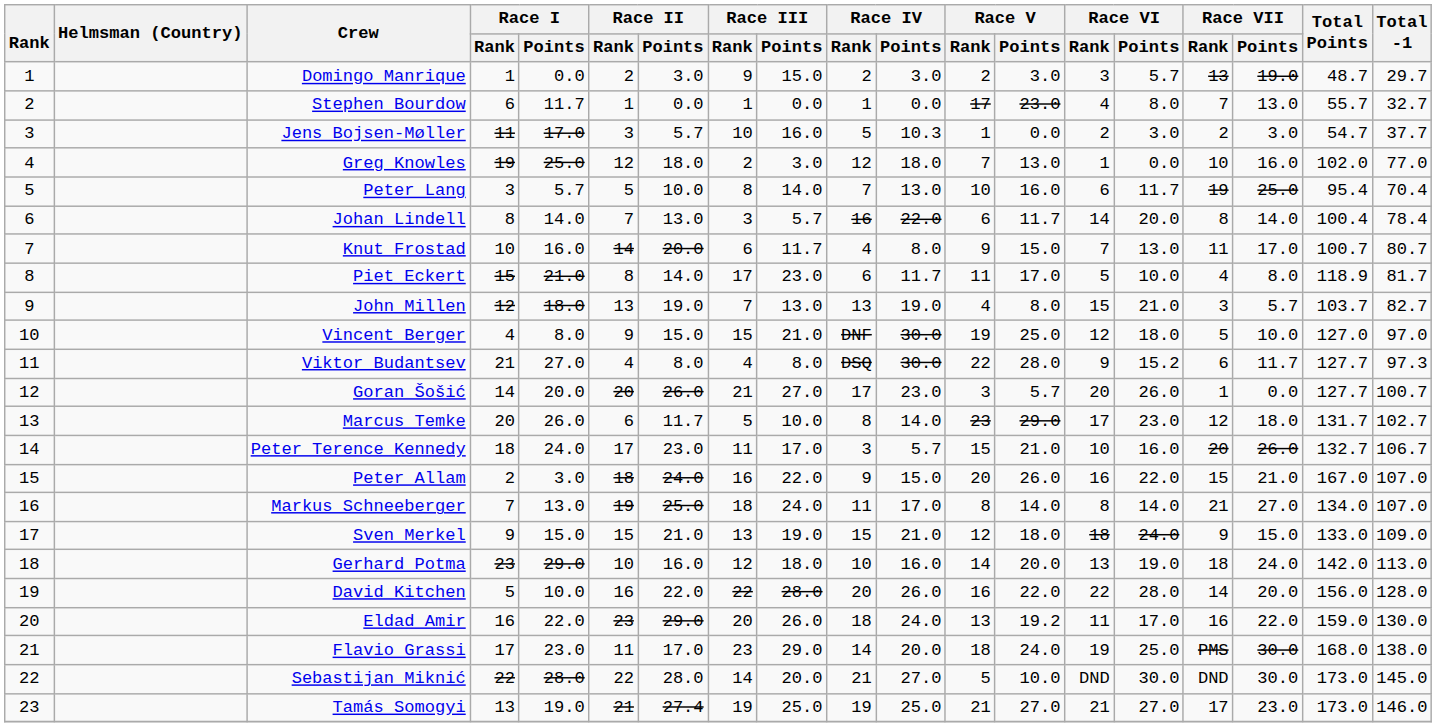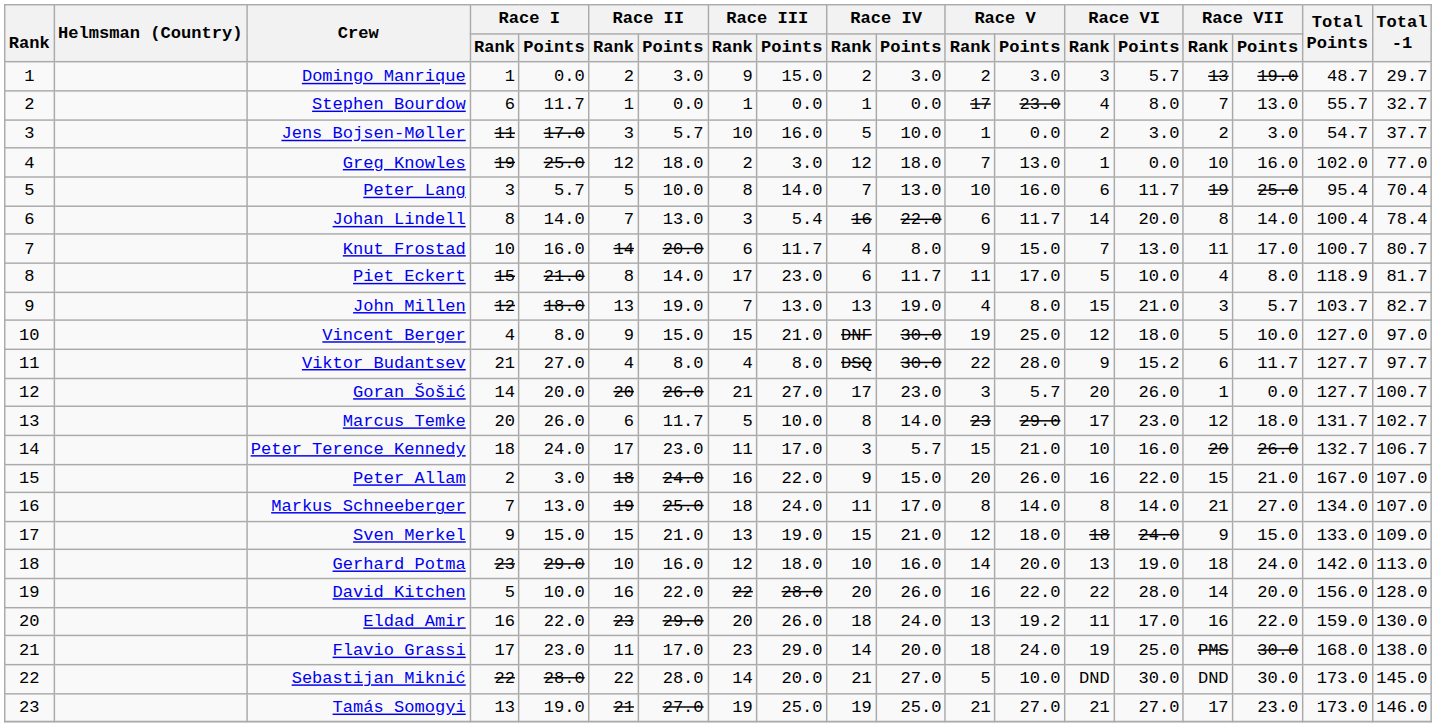(921, 134) 10.3 -> (921, 134) 10.0
(807, 220) 5.7 -> (807, 220) 5.4
(1407, 363) 97.3 -> (1407, 363) 97.7
(683, 708) 27.4 -> (683, 708) 27.0
